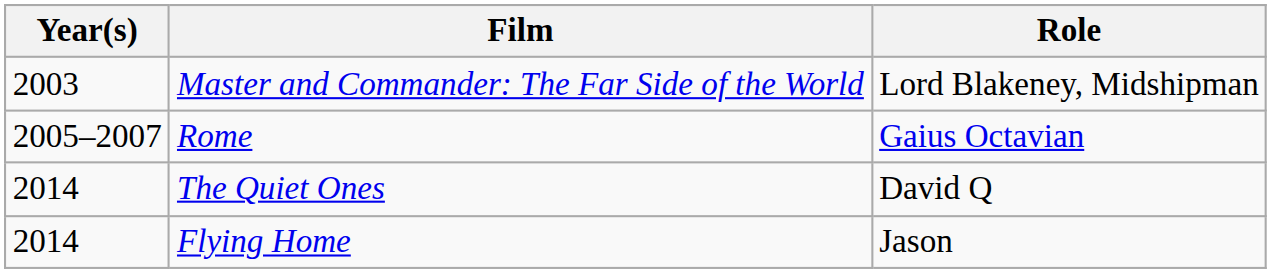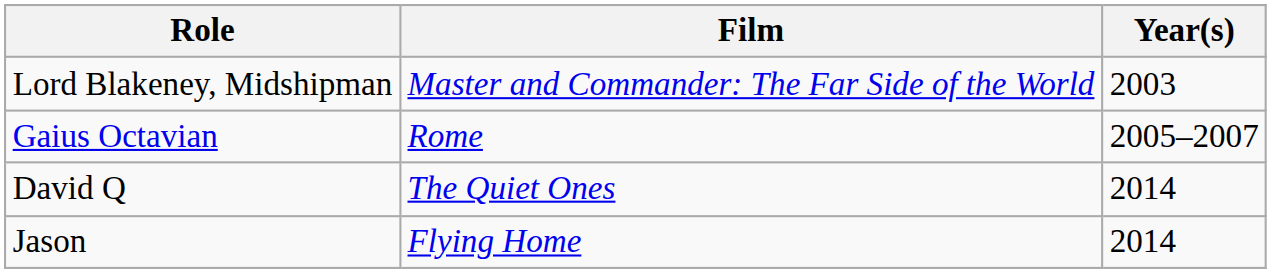columns swapped: (87, 30) <-> (1069, 30)
